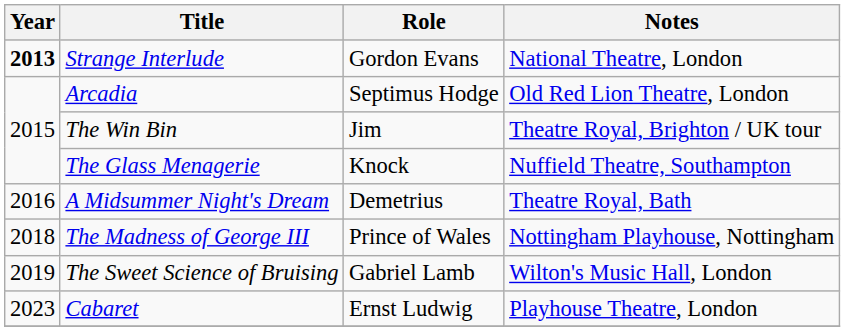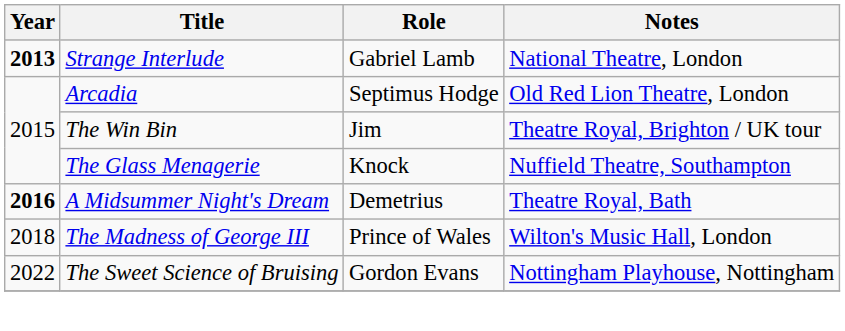(414, 58) Gordon Evans -> (412, 58) Gabriel Lamb
(32, 201) normal -> (32, 201) bold
(672, 237) Nottingham Playhouse, Nottingham -> (640, 237) Wilton's Music Hall, London
(32, 272) 2019 -> (32, 272) 2022
(412, 272) Gabriel Lamb -> (414, 272) Gordon Evans
(640, 272) Wilton's Music Hall, London -> (672, 272) Nottingham Playhouse, Nottingham
- row: (102, 308)
